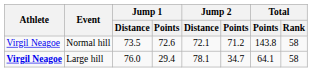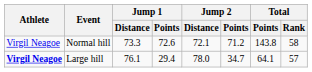(132, 44) 73.5 -> (132, 44) 73.3
(132, 59) 76.0 -> (132, 59) 76.1
(201, 59) 78.1 -> (201, 59) 78.0
(294, 59) 58 -> (294, 59) 57
